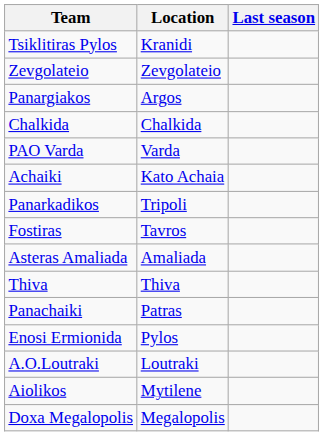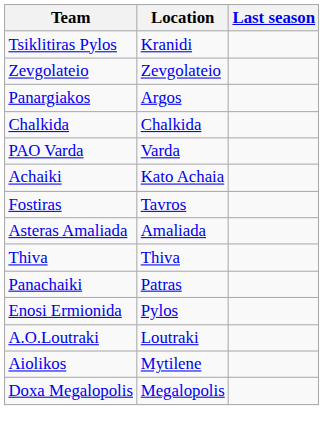- row: (54, 204)
